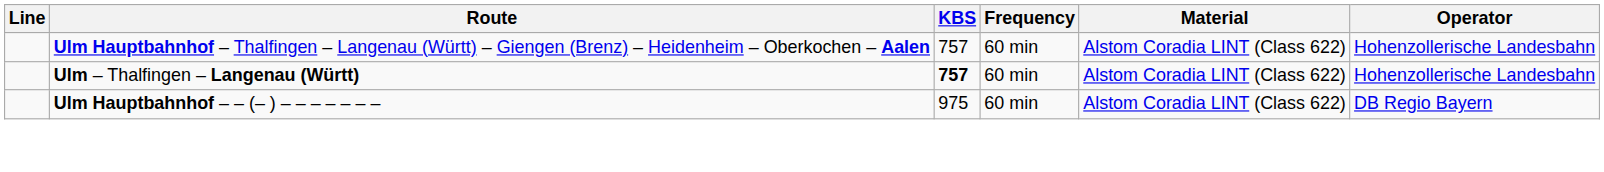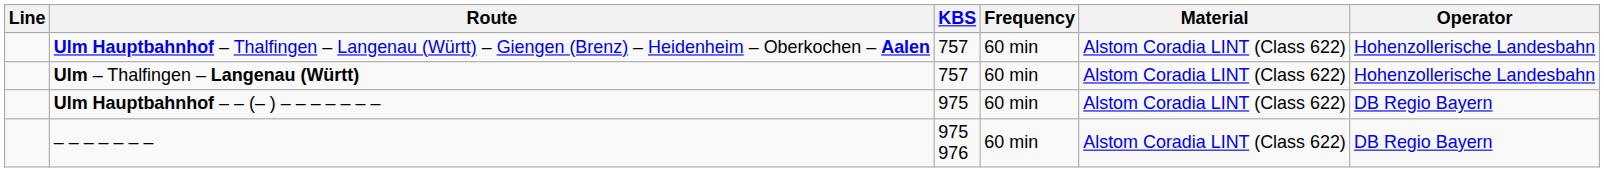(953, 75) bold -> (953, 75) normal
+ row: (104, 142)
